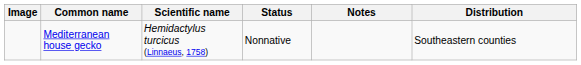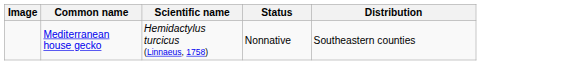- column: (362, 12)
